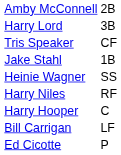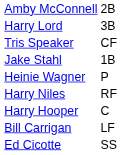(109, 77) SS -> (105, 77) P
(105, 144) P -> (109, 144) SS
